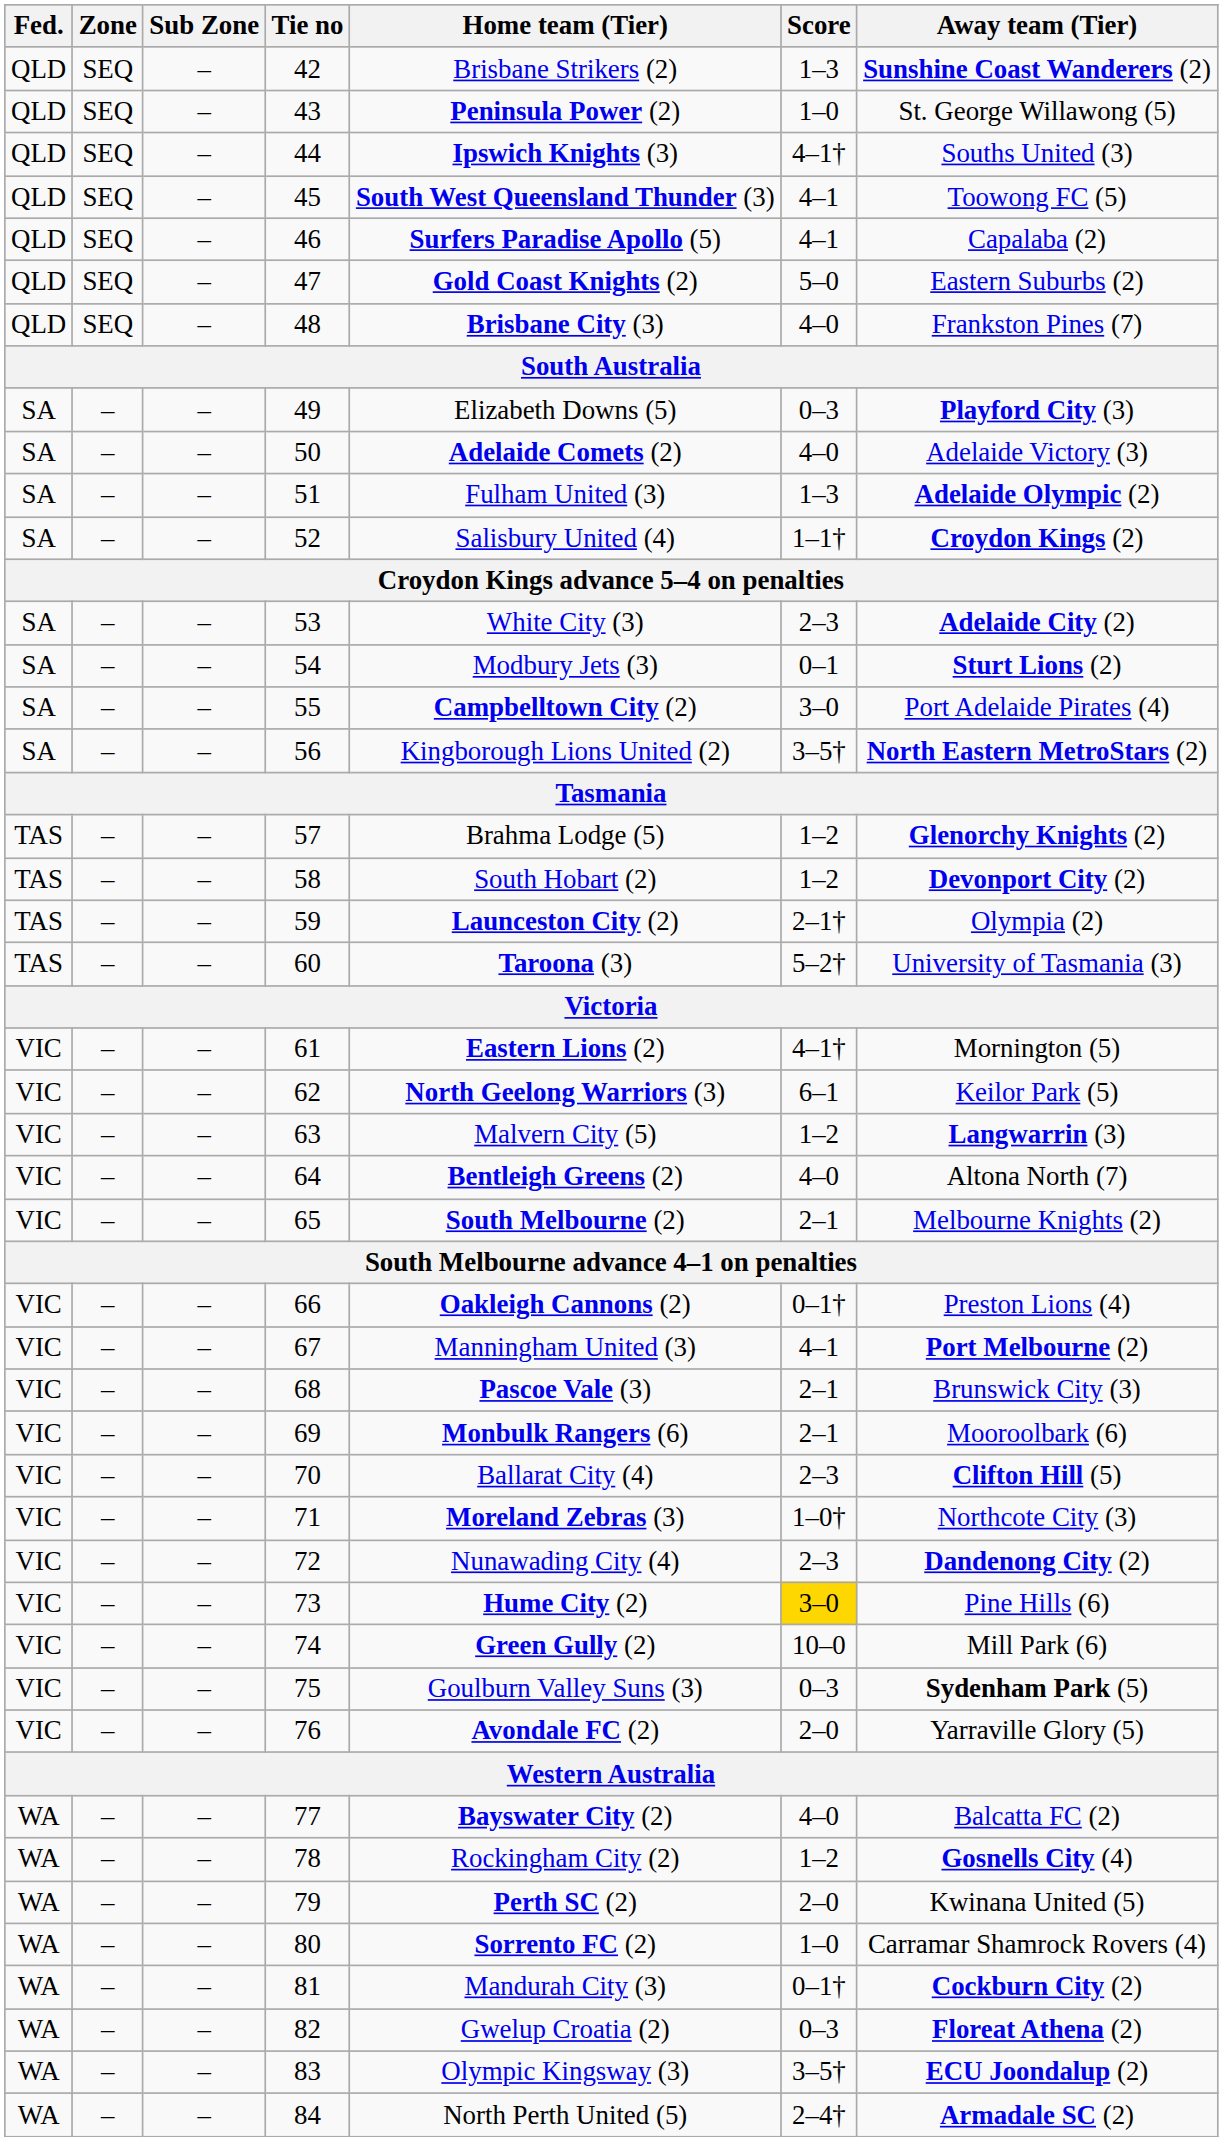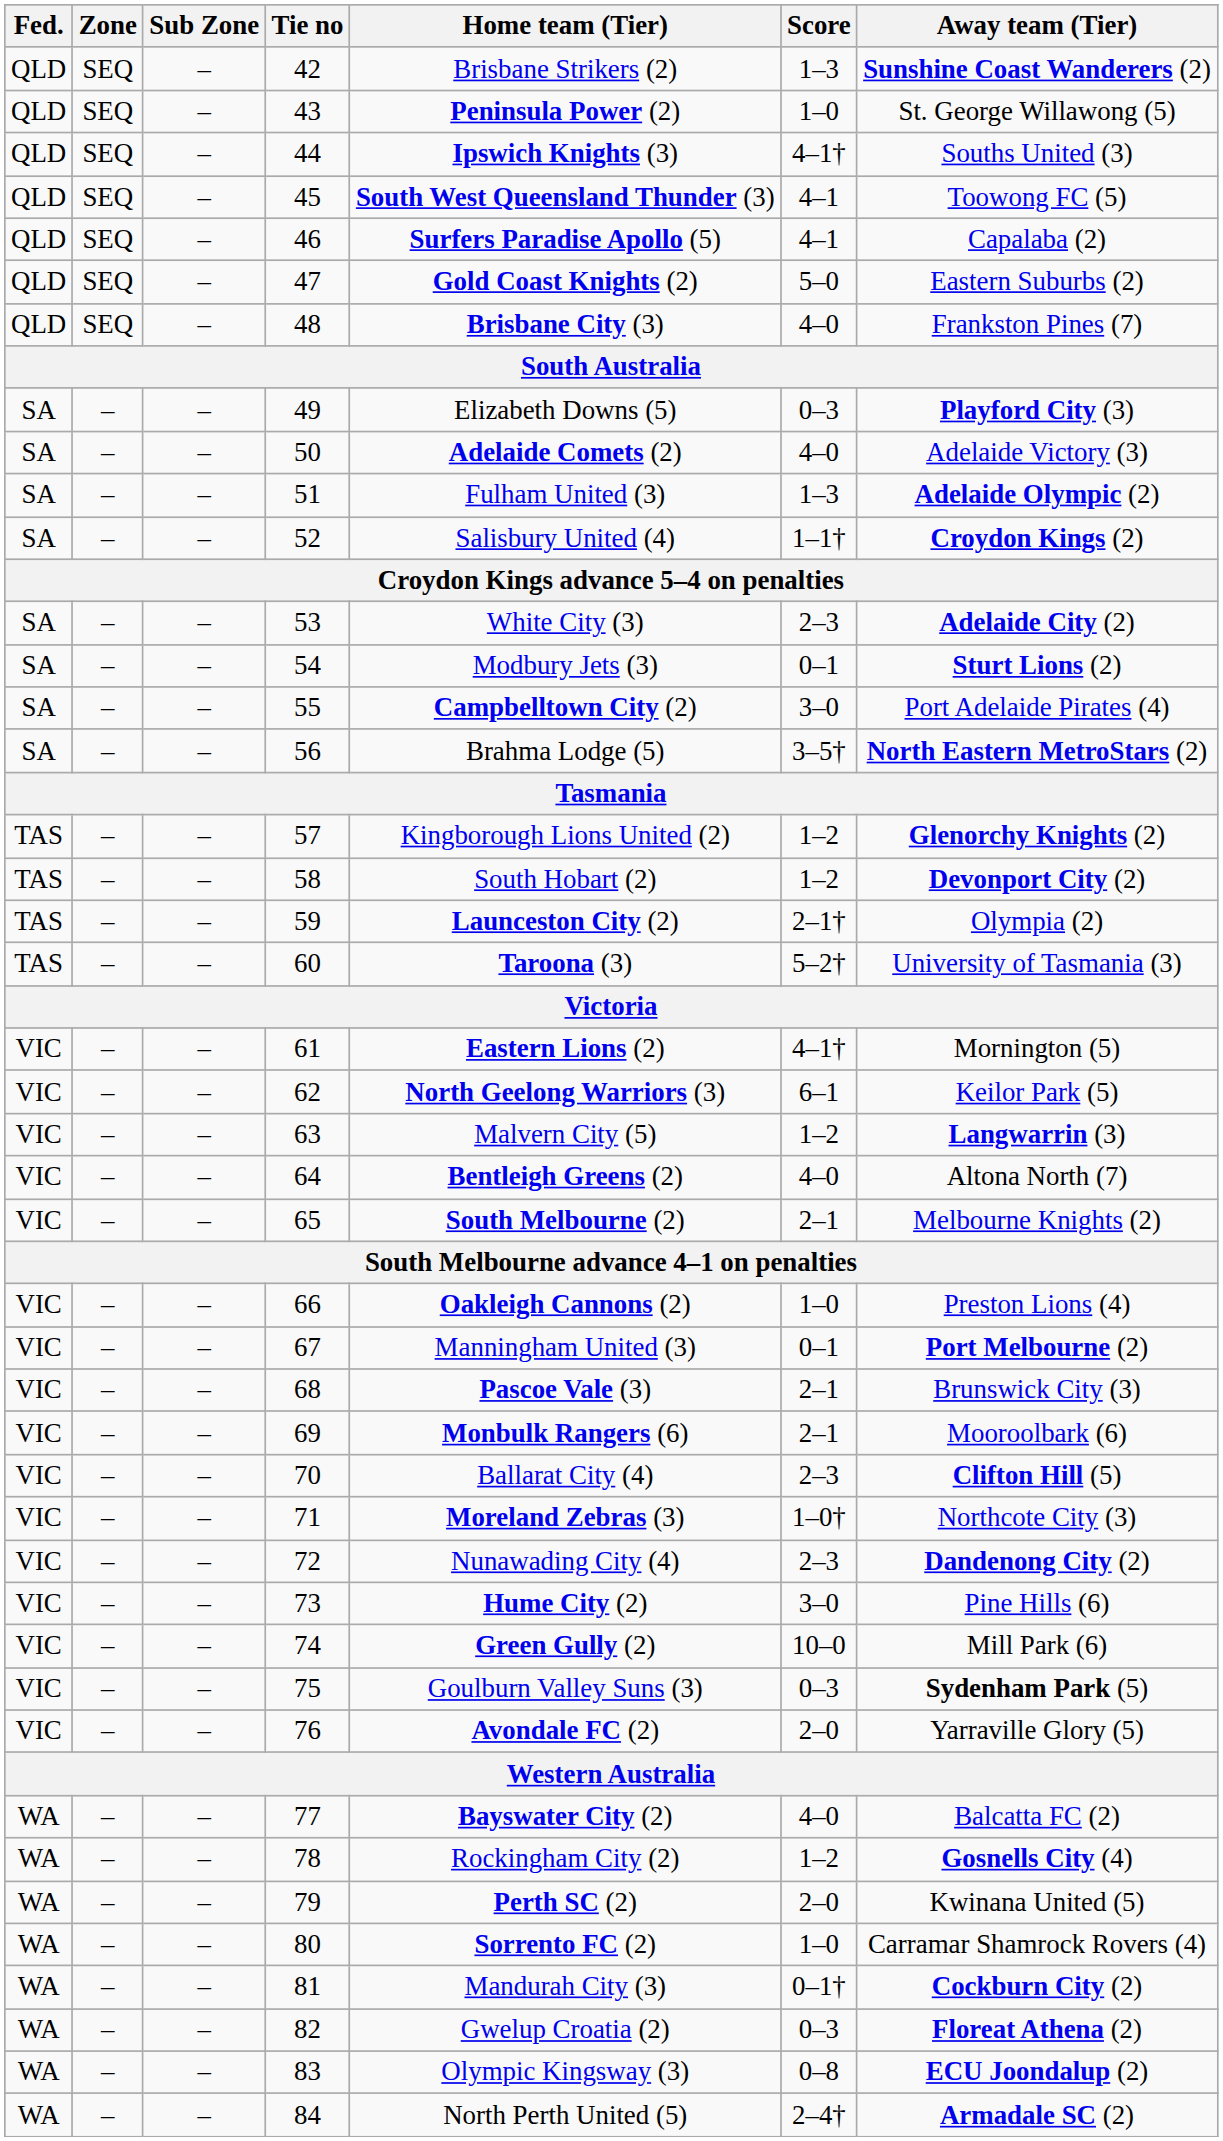(565, 750) Kingborough Lions United (2) -> (565, 750) Brahma Lodge (5)
(565, 835) Brahma Lodge (5) -> (565, 835) Kingborough Lions United (2)
(819, 1304) 0–1† -> (819, 1304) 1–0
(819, 1347) 4–1 -> (819, 1347) 0–1
(819, 1603) gold background -> (819, 1603) no background
(819, 2072) 3–5† -> (819, 2072) 0–8
